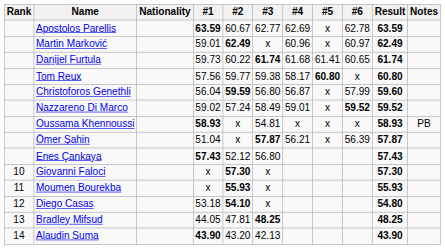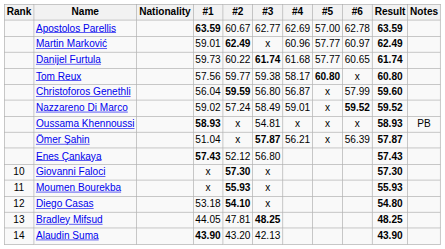(327, 28) x -> (327, 28) 57.00
(327, 44) x -> (327, 44) 57.77
(327, 60) 61.41 -> (327, 60) 57.77
